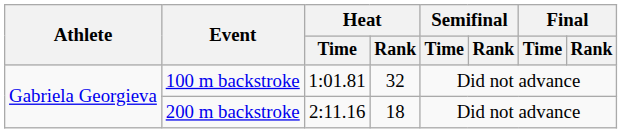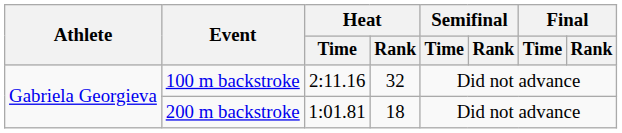(337, 80) 1:01.81 -> (337, 80) 2:11.16
(337, 112) 2:11.16 -> (337, 112) 1:01.81
